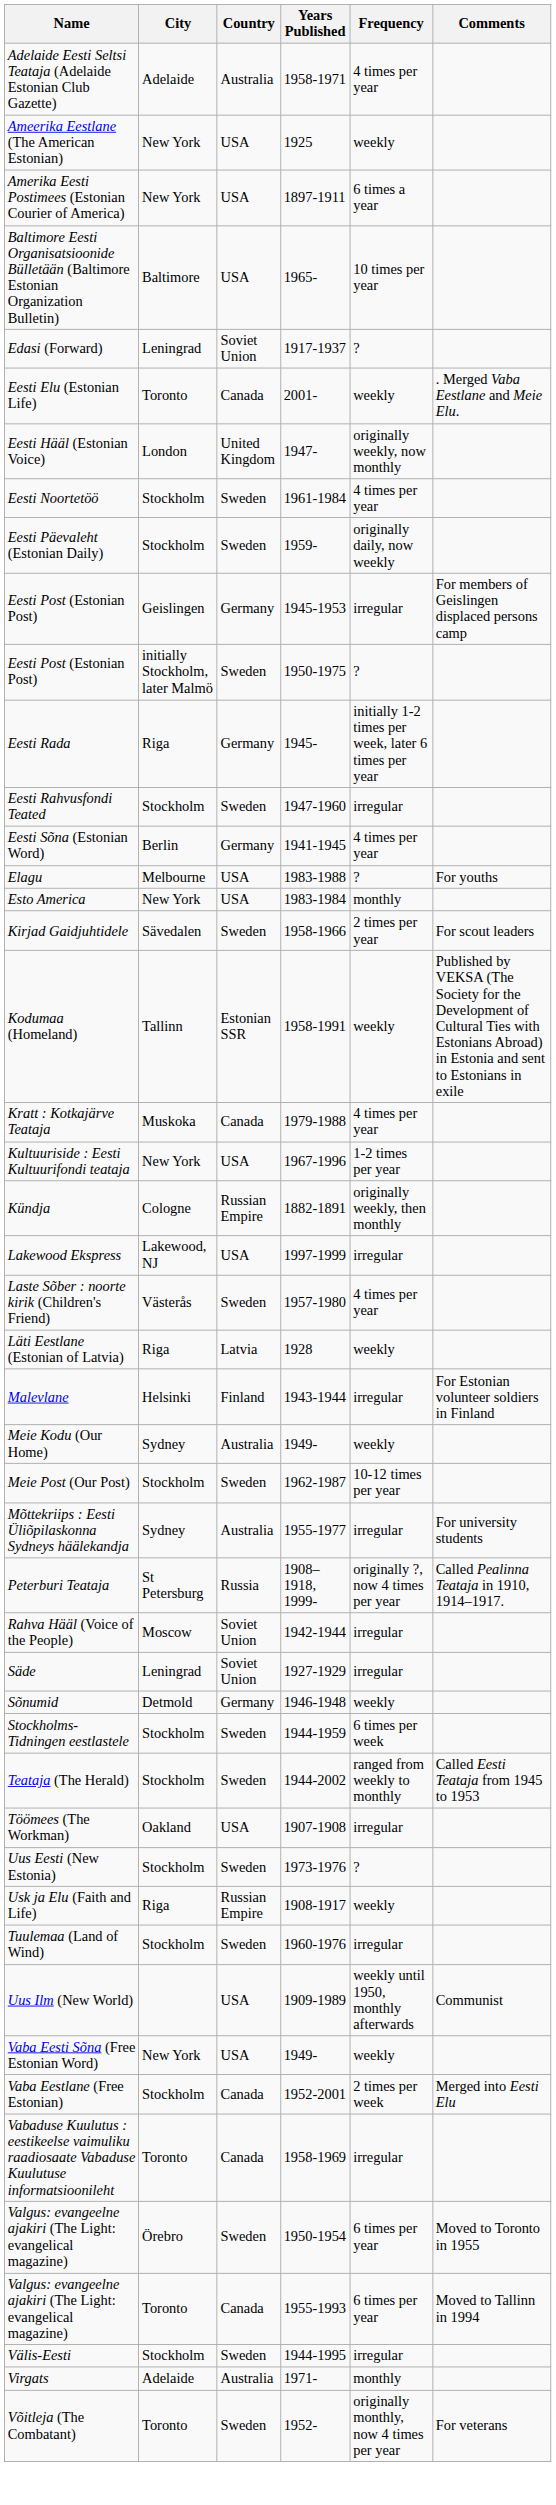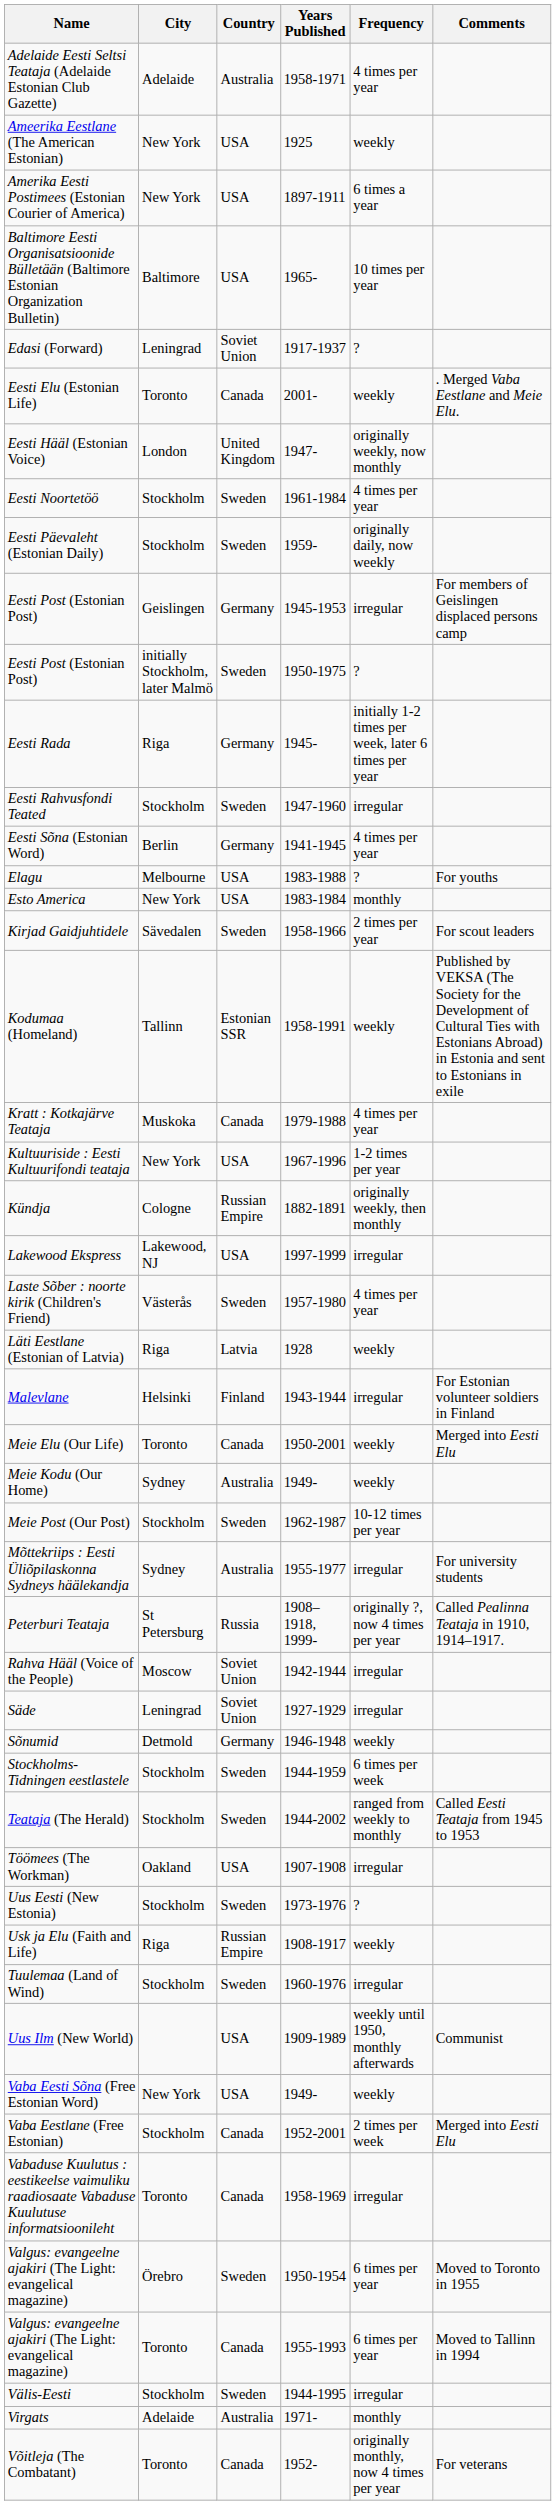+ row: (66, 1443)
(243, 2425) Sweden -> (242, 2464) Canada
